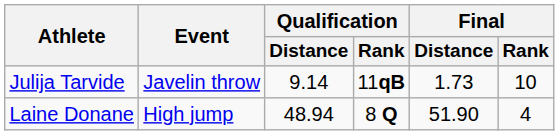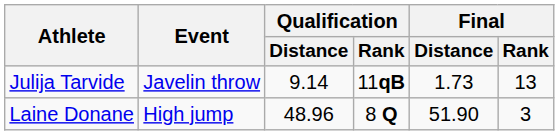(526, 82) 10 -> (526, 82) 13
(309, 114) 48.94 -> (309, 114) 48.96
(526, 114) 4 -> (526, 114) 3
